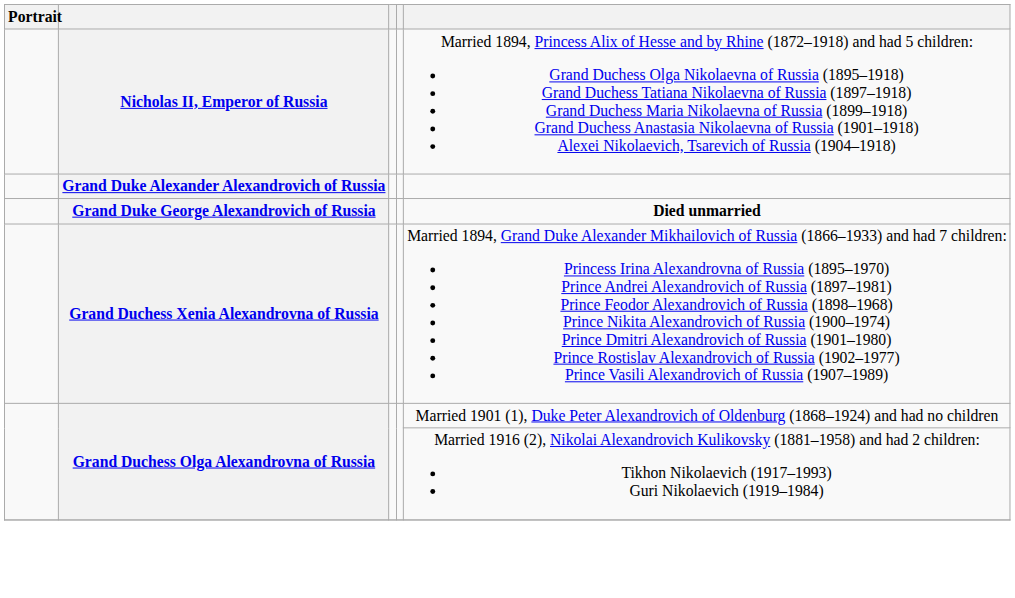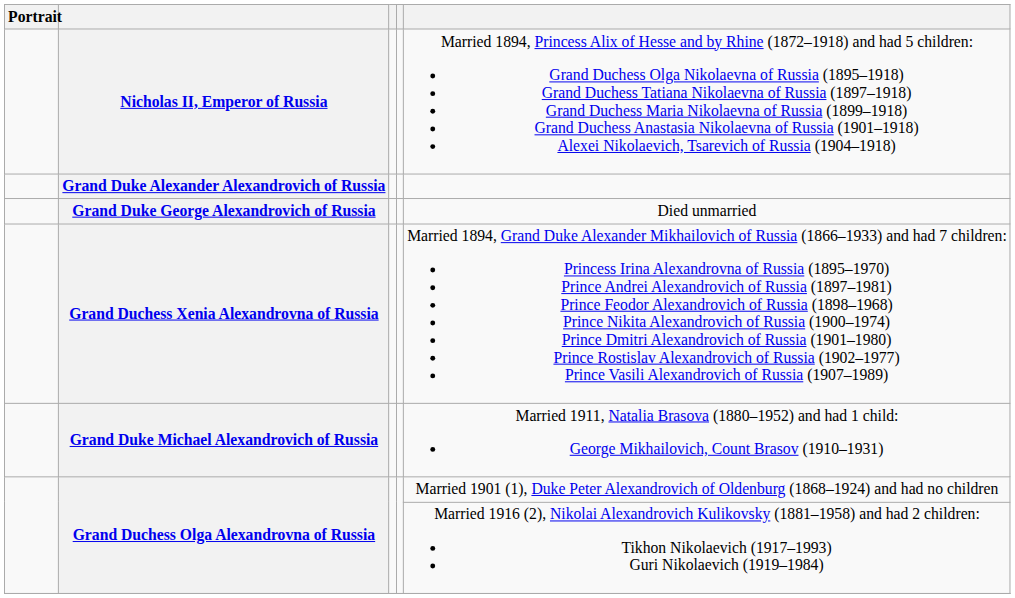(707, 211) bold -> (707, 211) normal
+ row: (32, 440)
